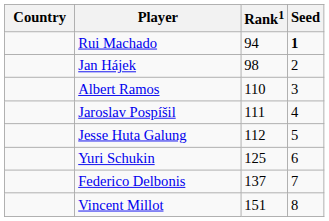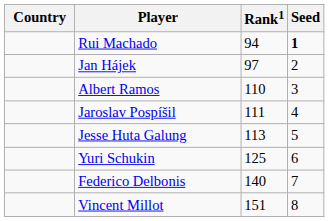(251, 66) 98 -> (251, 66) 97
(255, 135) 112 -> (255, 135) 113
(255, 181) 137 -> (255, 181) 140
